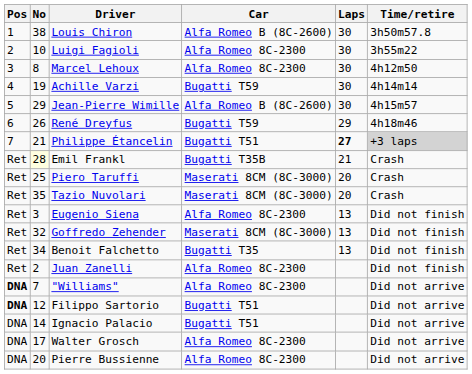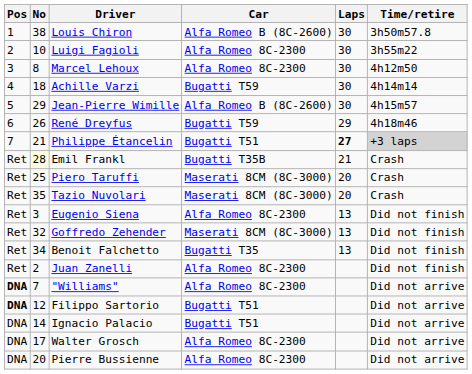(39, 86) 19 -> (39, 86) 18
